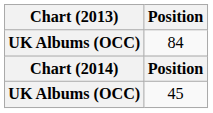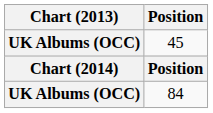rows swapped: (176, 94) <-> (176, 42)
